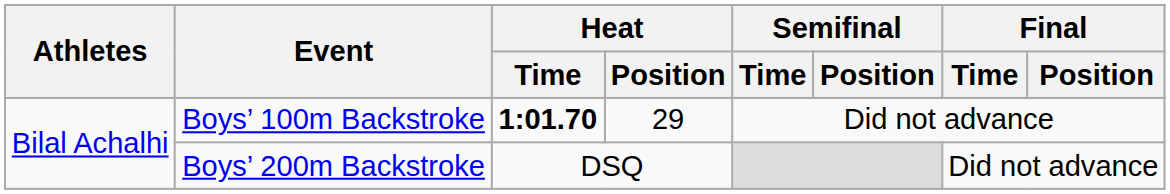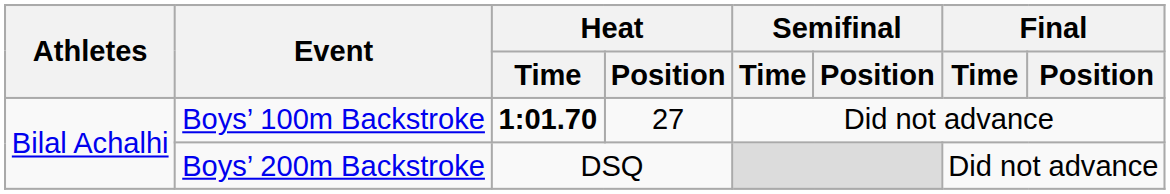(668, 120) 29 -> (668, 120) 27
